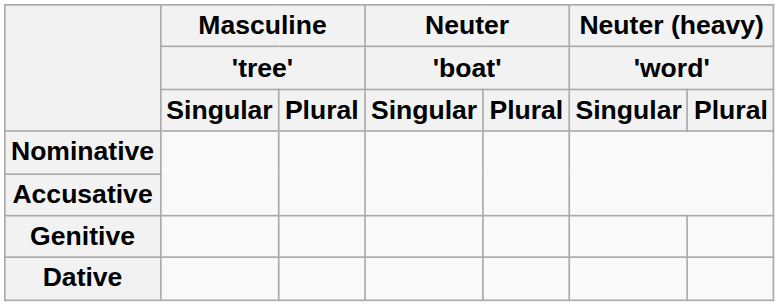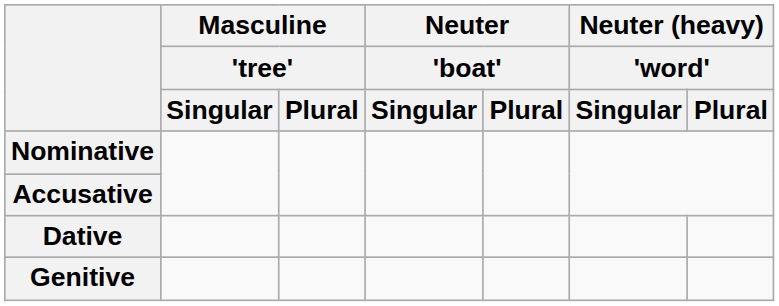rows swapped: (83, 236) <-> (83, 278)
